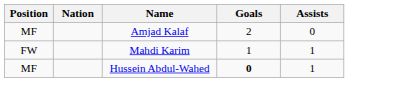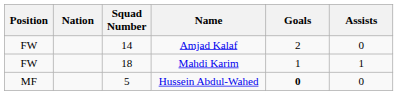+ column: (127, 20)
(29, 32) MF -> (29, 45) FW
(312, 68) 1 -> (361, 81) 0
